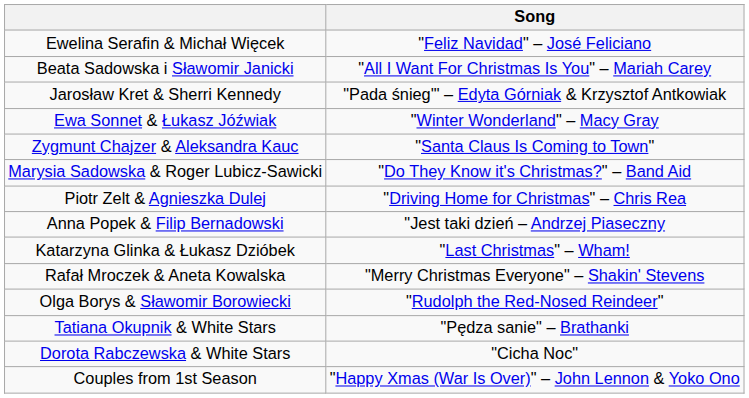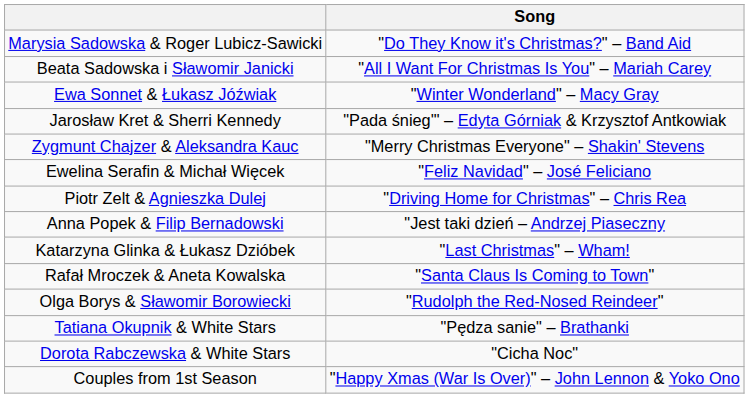rows swapped: (165, 43) <-> (165, 172)
rows swapped: (165, 95) <-> (165, 120)
(535, 146) "Santa Claus Is Coming to Town" -> (535, 146) "Merry Christmas Everyone" – Shakin' Stevens
(535, 276) "Merry Christmas Everyone" – Shakin' Stevens -> (535, 276) "Santa Claus Is Coming to Town"
